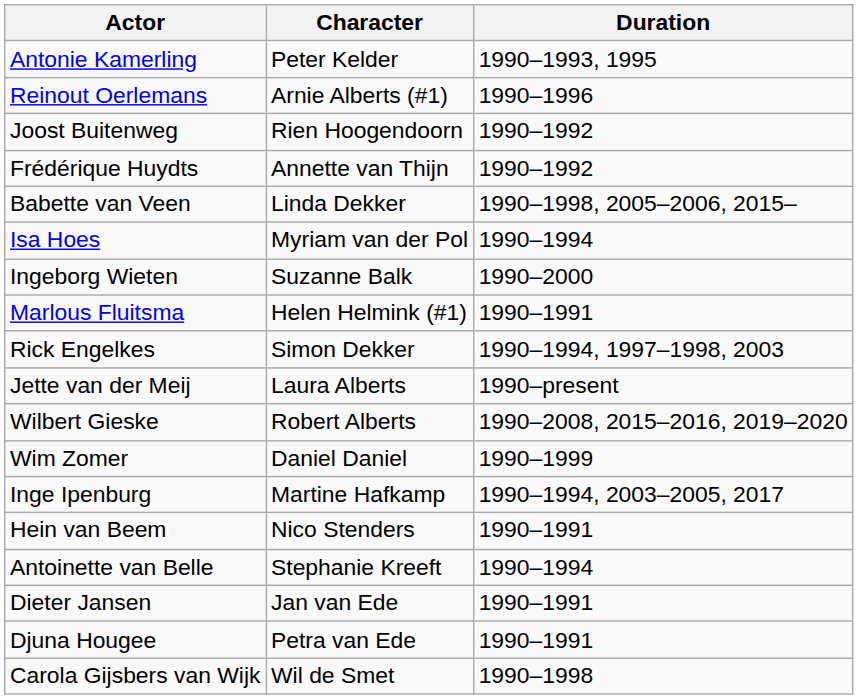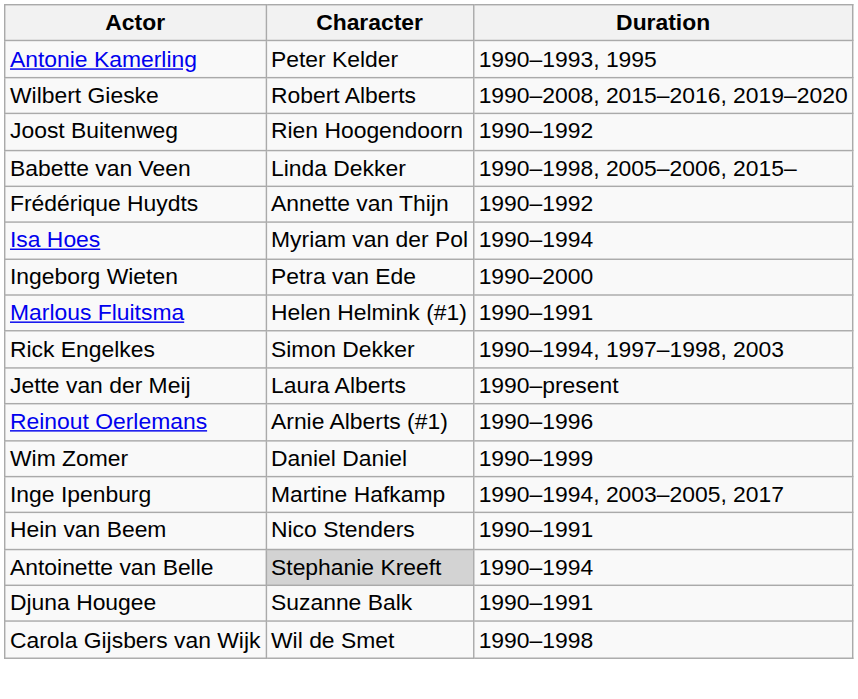rows swapped: (109, 95) <-> (84, 421)
rows swapped: (104, 167) <-> (100, 204)
(342, 276) Suzanne Balk -> (344, 276) Petra van Ede
(356, 566) no background -> (356, 566) lightgrey background
- row: (81, 603)
(344, 639) Petra van Ede -> (342, 603) Suzanne Balk
